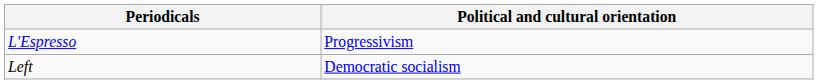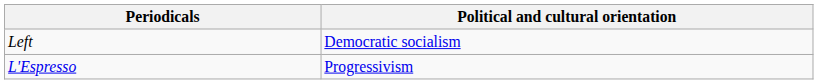rows swapped: (42, 41) <-> (20, 66)
